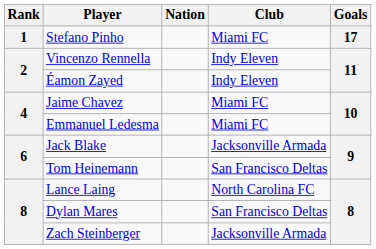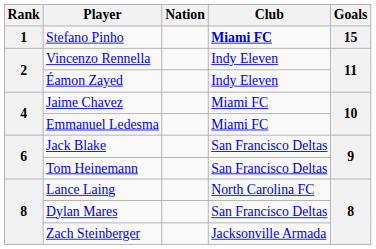(240, 37) normal -> (242, 37) bold
(351, 37) 17 -> (351, 37) 15
(269, 146) Jacksonville Armada -> (269, 146) San Francisco Deltas
